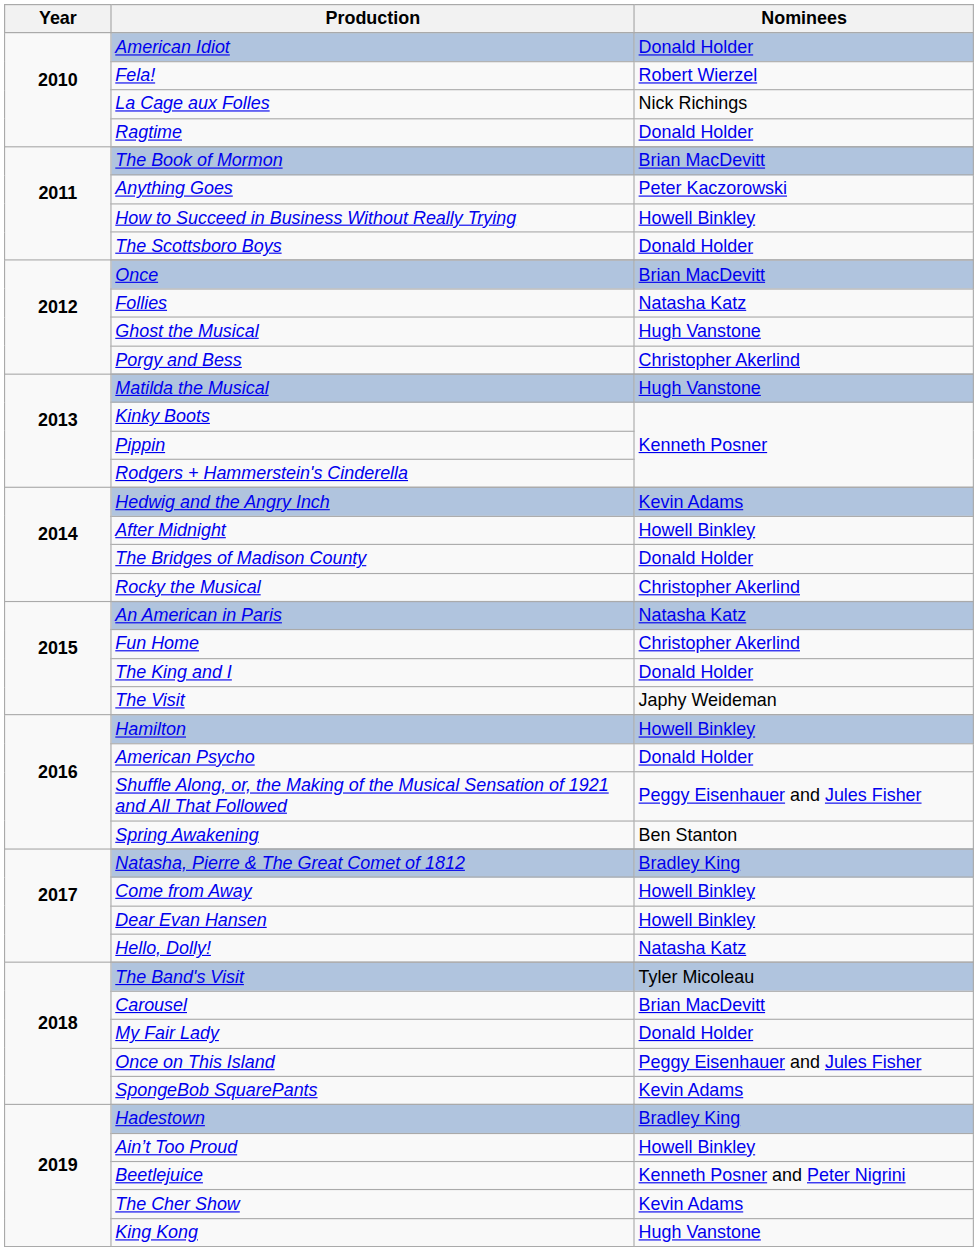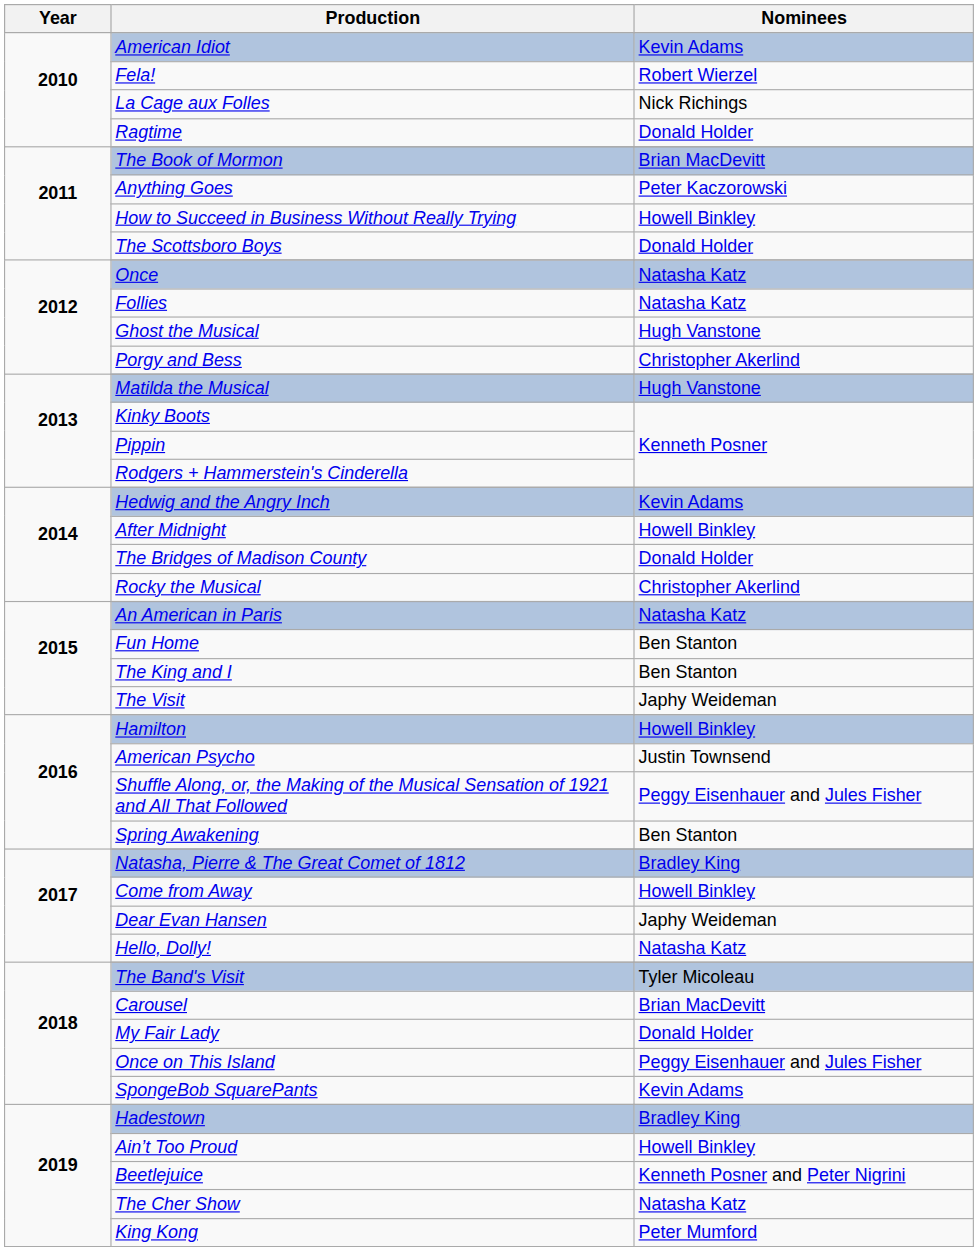(696, 47) Donald Holder -> (691, 47) Kevin Adams
(702, 274) Brian MacDevitt -> (692, 274) Natasha Katz
(719, 643) Christopher Akerlind -> (688, 643) Ben Stanton
(696, 672) Donald Holder -> (688, 672) Ben Stanton
(696, 757) Donald Holder -> (705, 757) Justin Townsend
(697, 919) Howell Binkley -> (708, 919) Japhy Weideman
(691, 1204) Kevin Adams -> (692, 1204) Natasha Katz
(700, 1232) Hugh Vanstone -> (698, 1232) Peter Mumford
